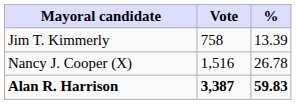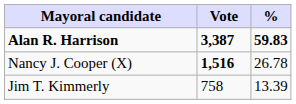rows swapped: (63, 87) <-> (59, 39)
(217, 63) normal -> (217, 63) bold
